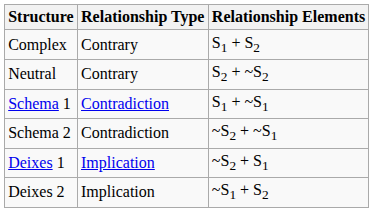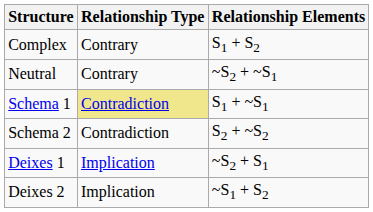(240, 74) S2 + ~S2 -> (245, 74) ~S2 + ~S1
(125, 103) no background -> (125, 103) khaki background
(245, 133) ~S2 + ~S1 -> (240, 133) S2 + ~S2
